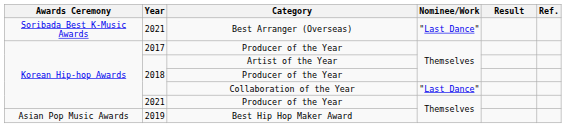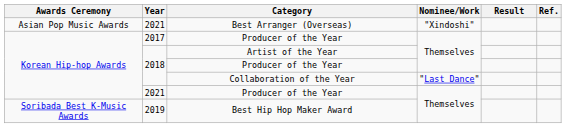(74, 29) Soribada Best K-Music Awards -> (74, 25) Asian Pop Music Awards
(449, 29) "Last Dance" -> (449, 25) "Xindoshi"
(74, 116) Asian Pop Music Awards -> (74, 111) Soribada Best K-Music Awards
